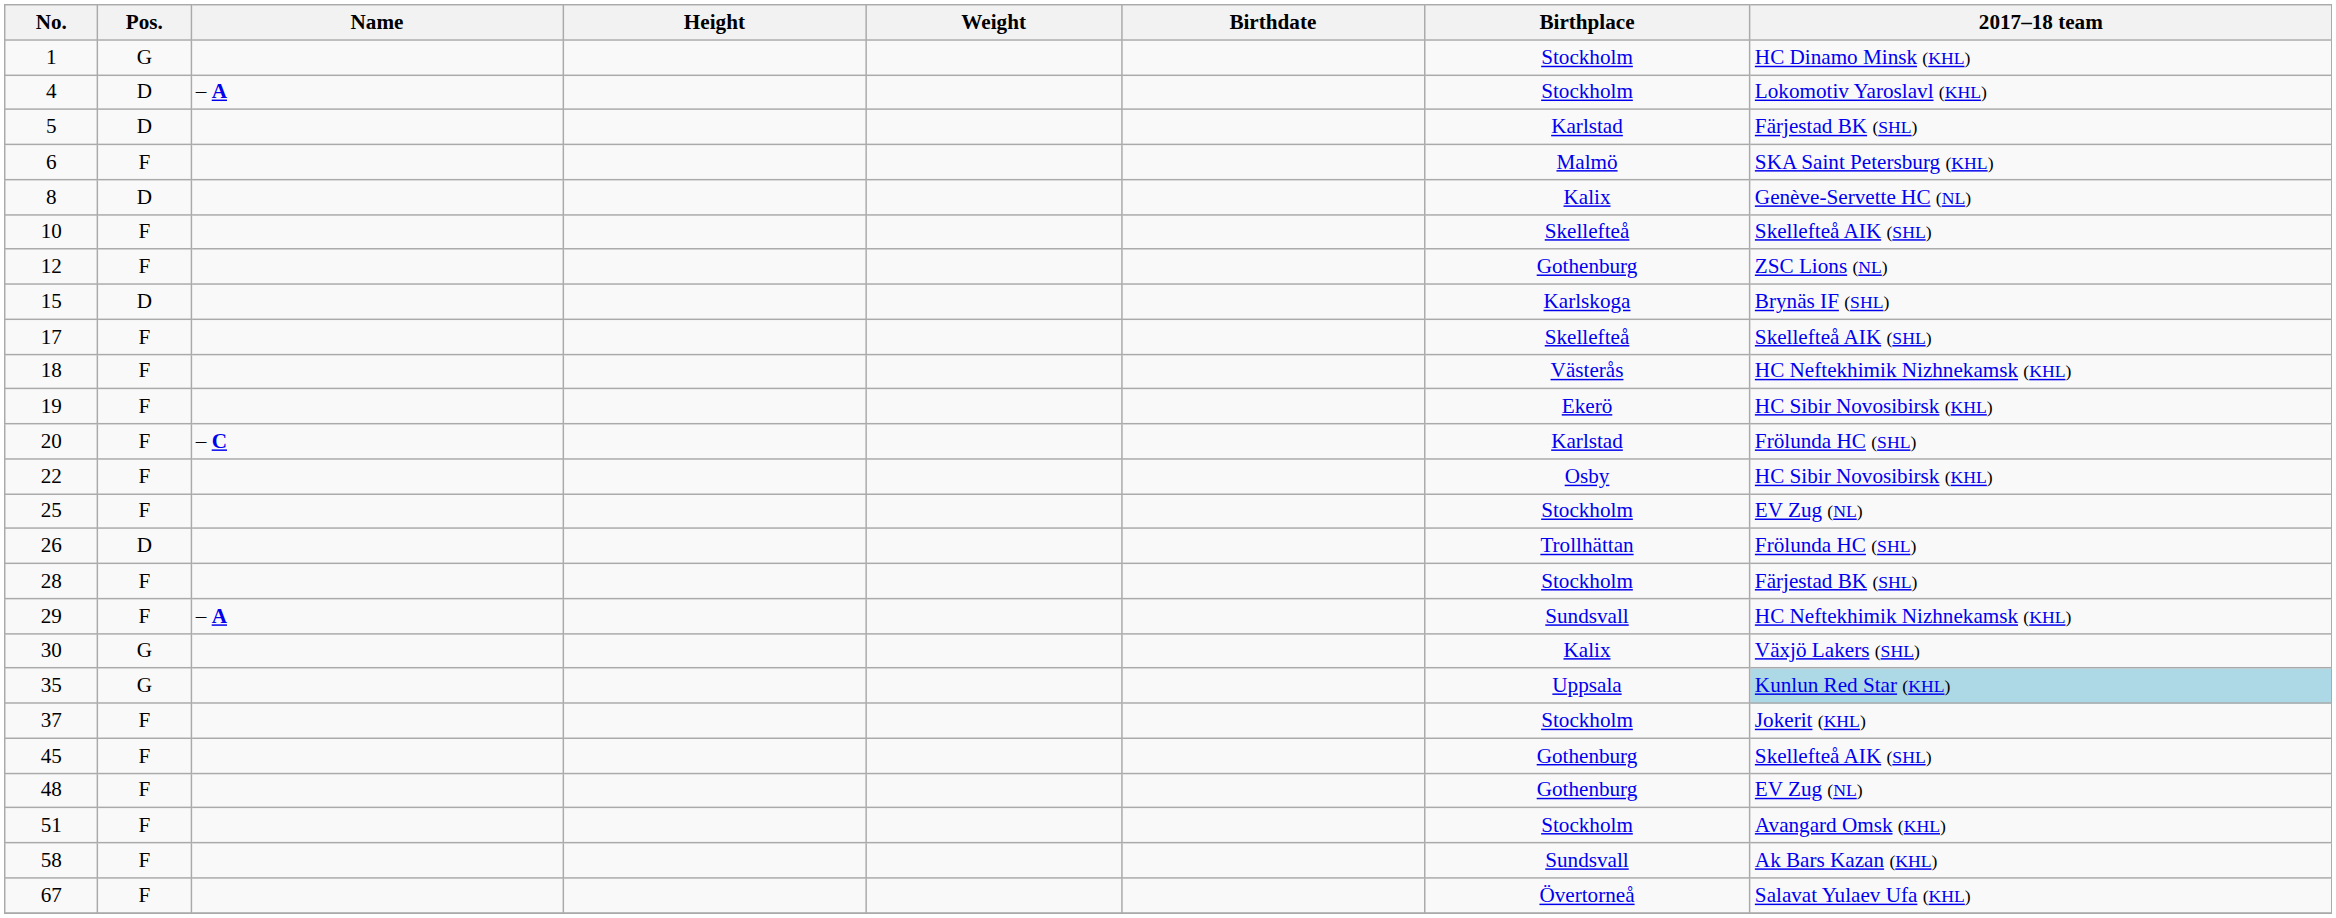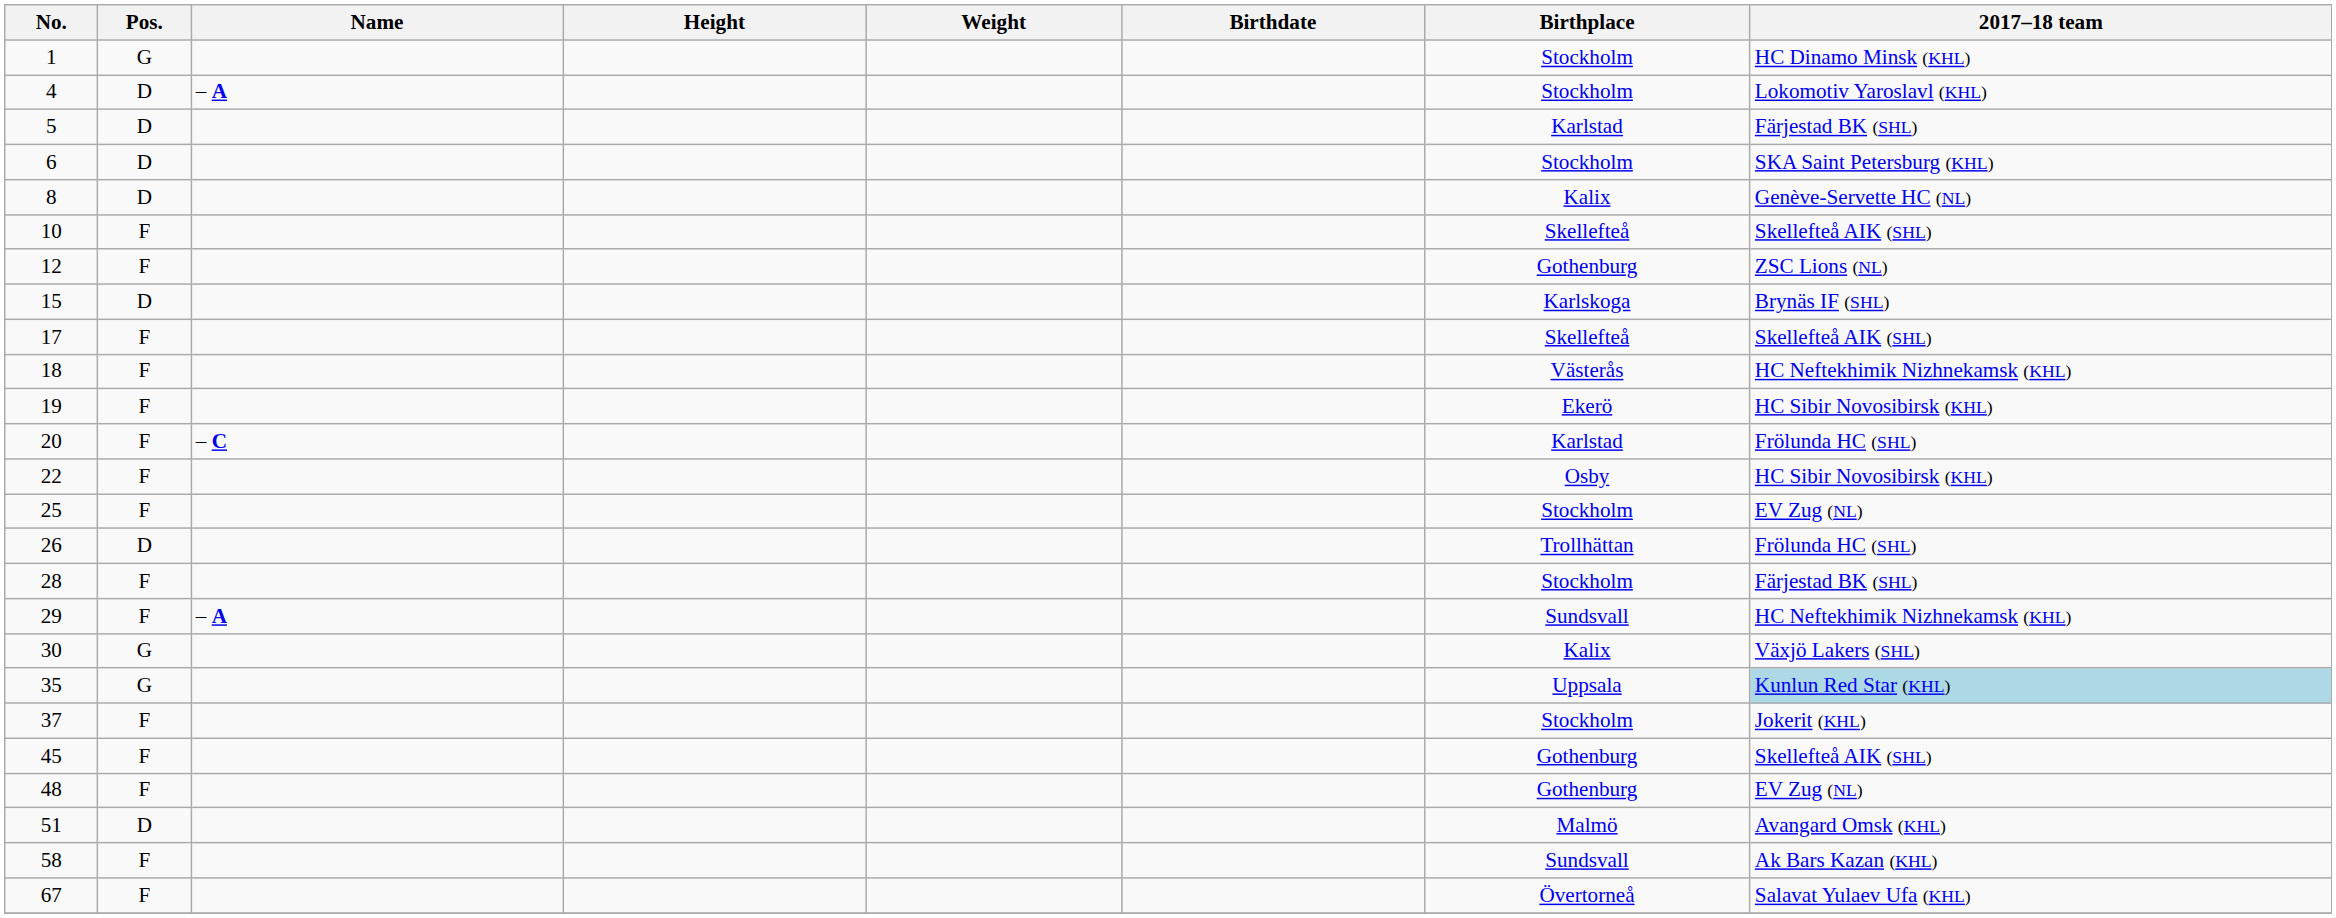(144, 161) F -> (144, 161) D
(1587, 161) Malmö -> (1587, 161) Stockholm
(144, 825) F -> (144, 825) D
(1587, 825) Stockholm -> (1587, 825) Malmö
